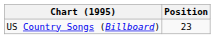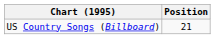(186, 27) 23 -> (186, 27) 21
